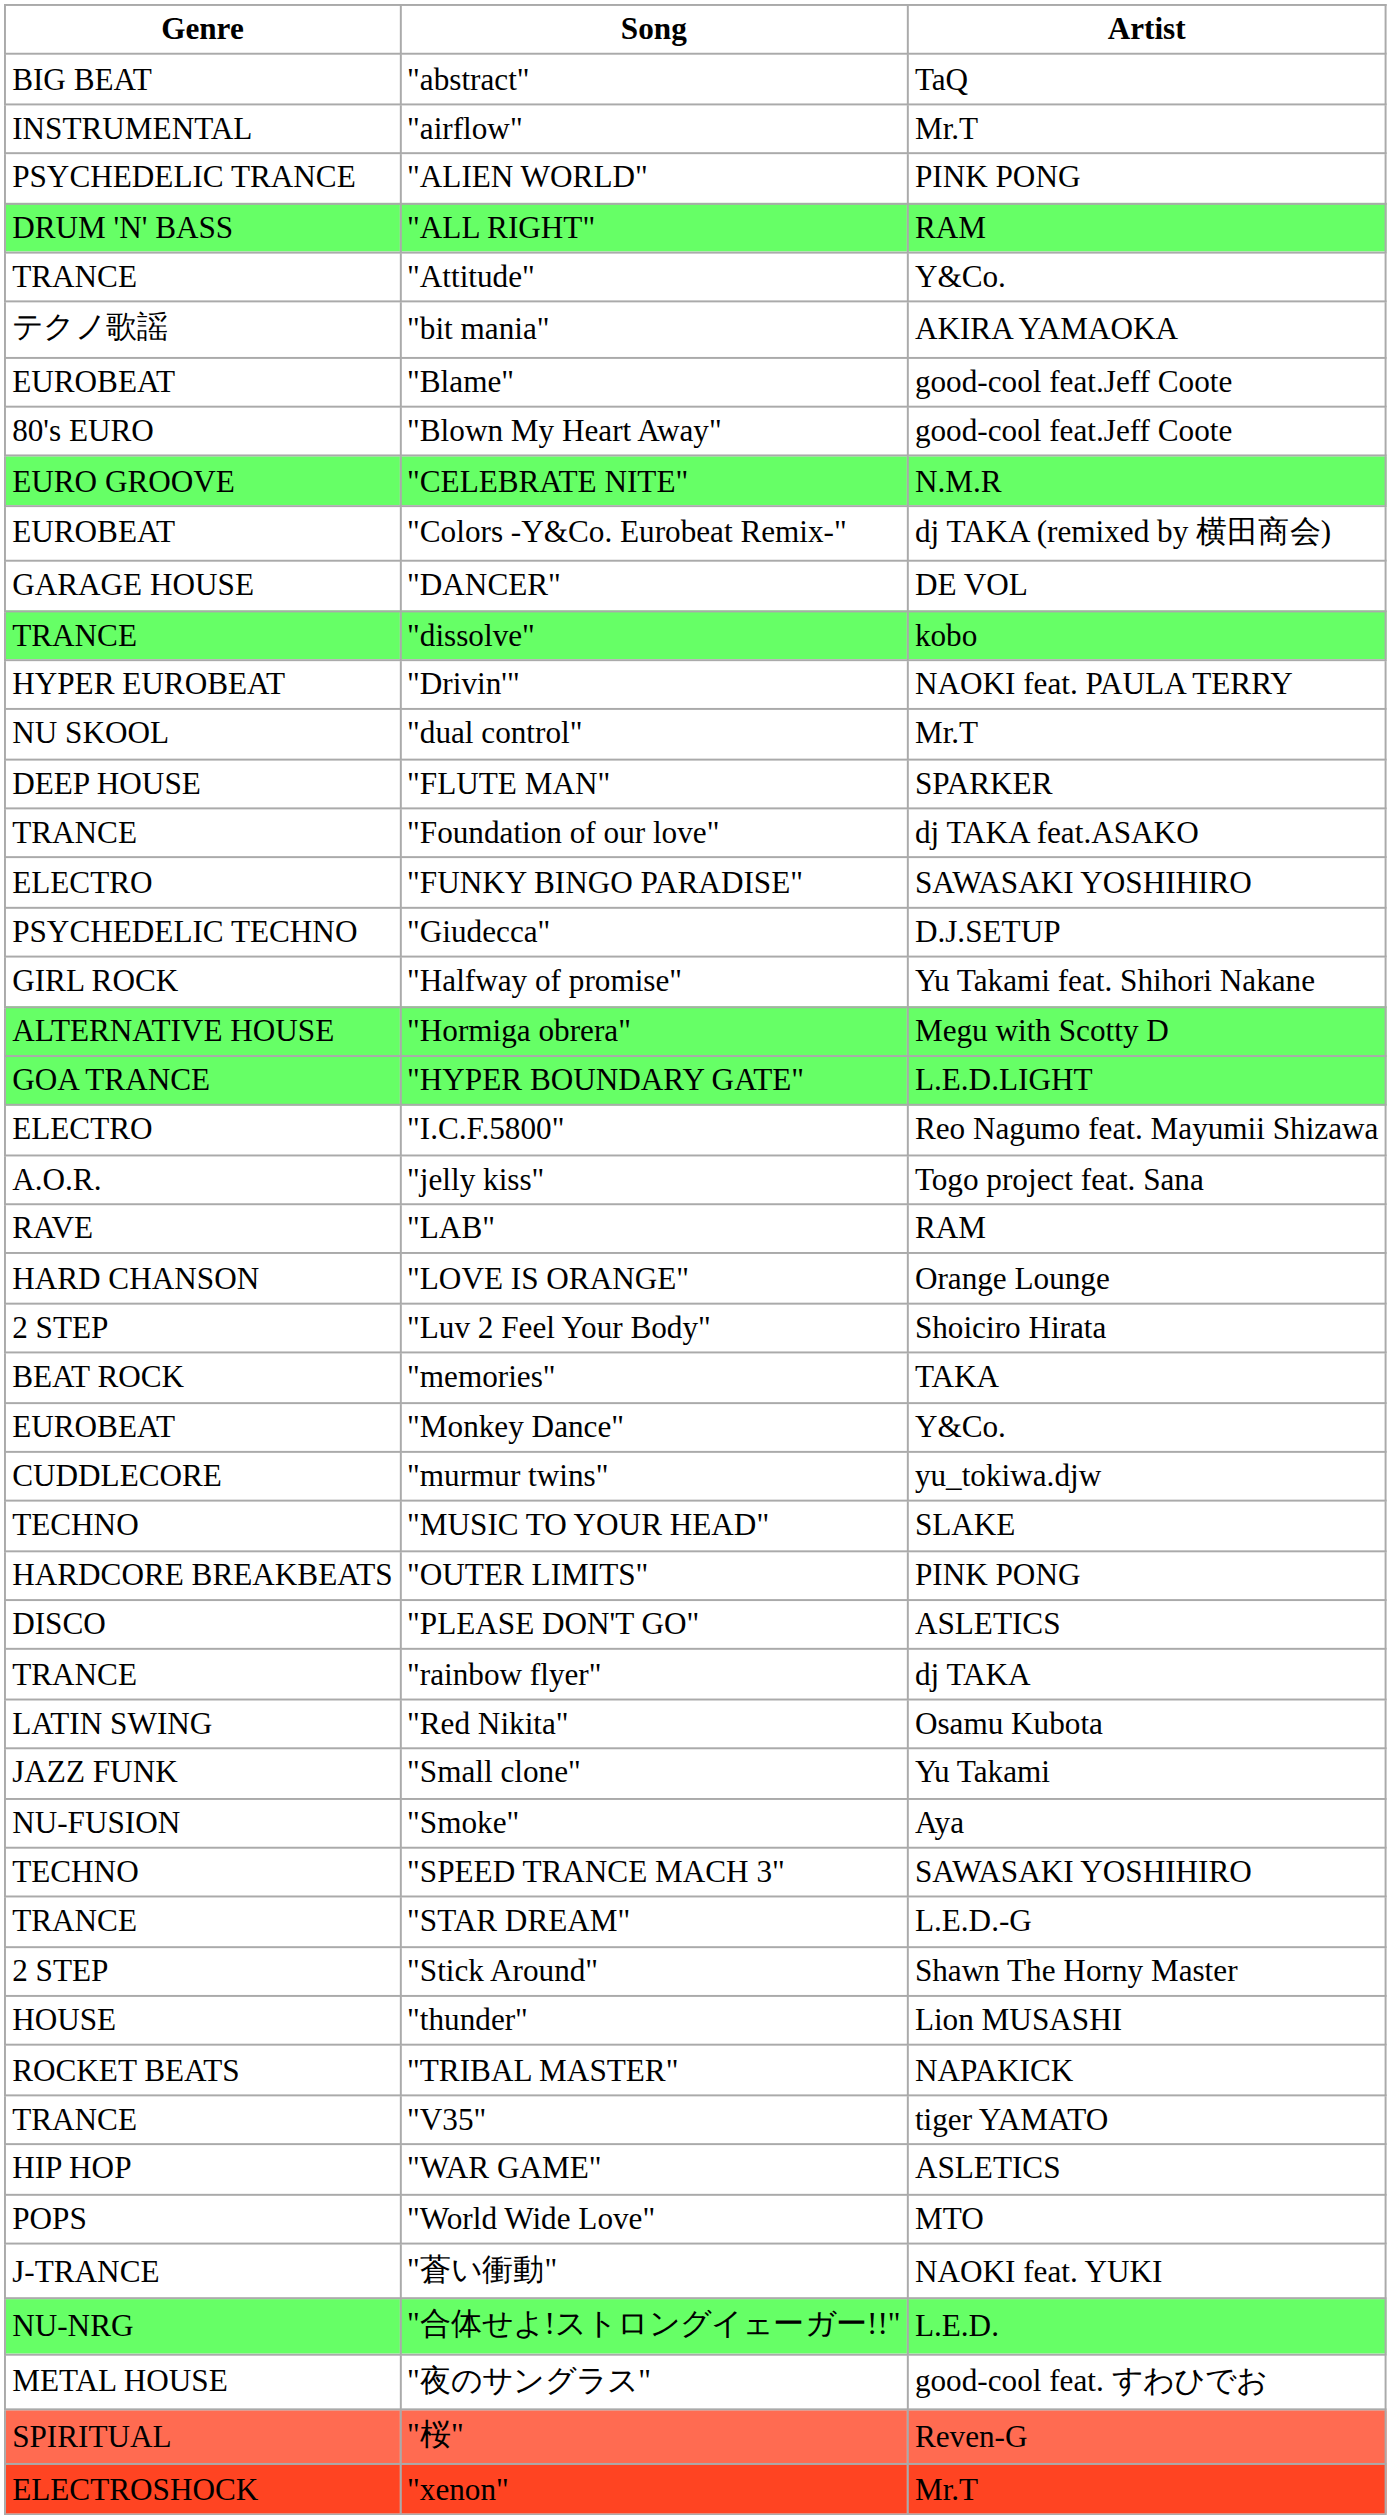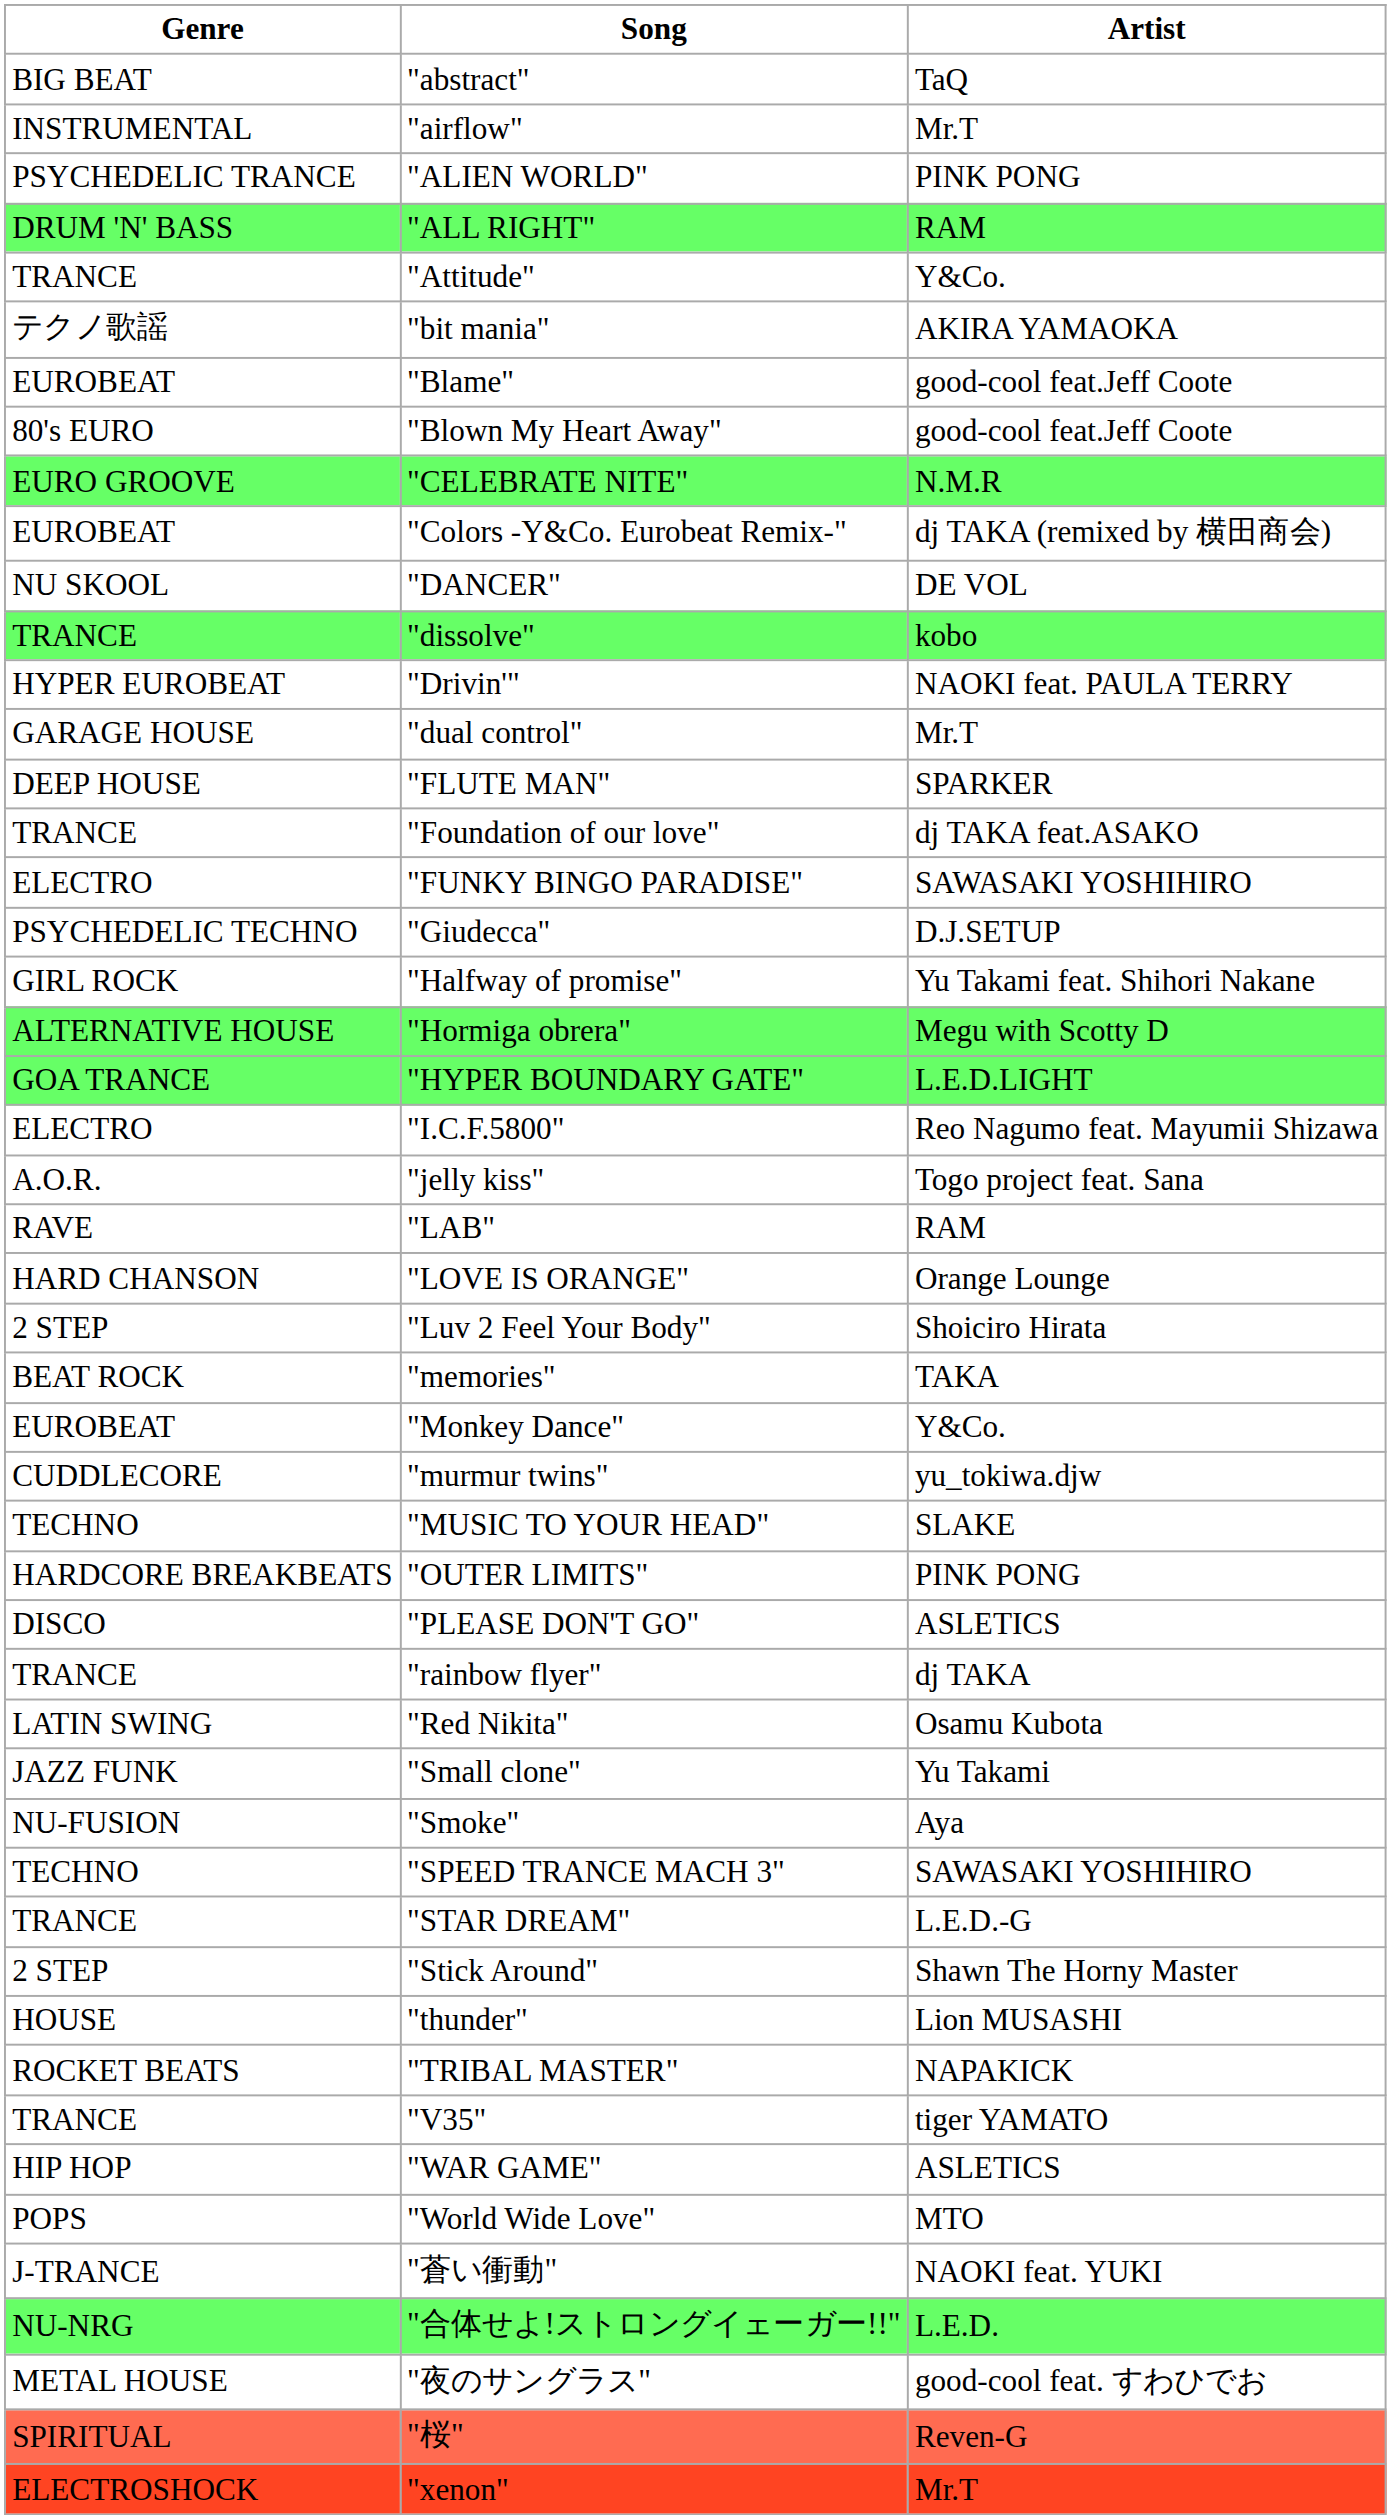(133, 585) GARAGE HOUSE -> (91, 585) NU SKOOL
(91, 733) NU SKOOL -> (133, 733) GARAGE HOUSE
